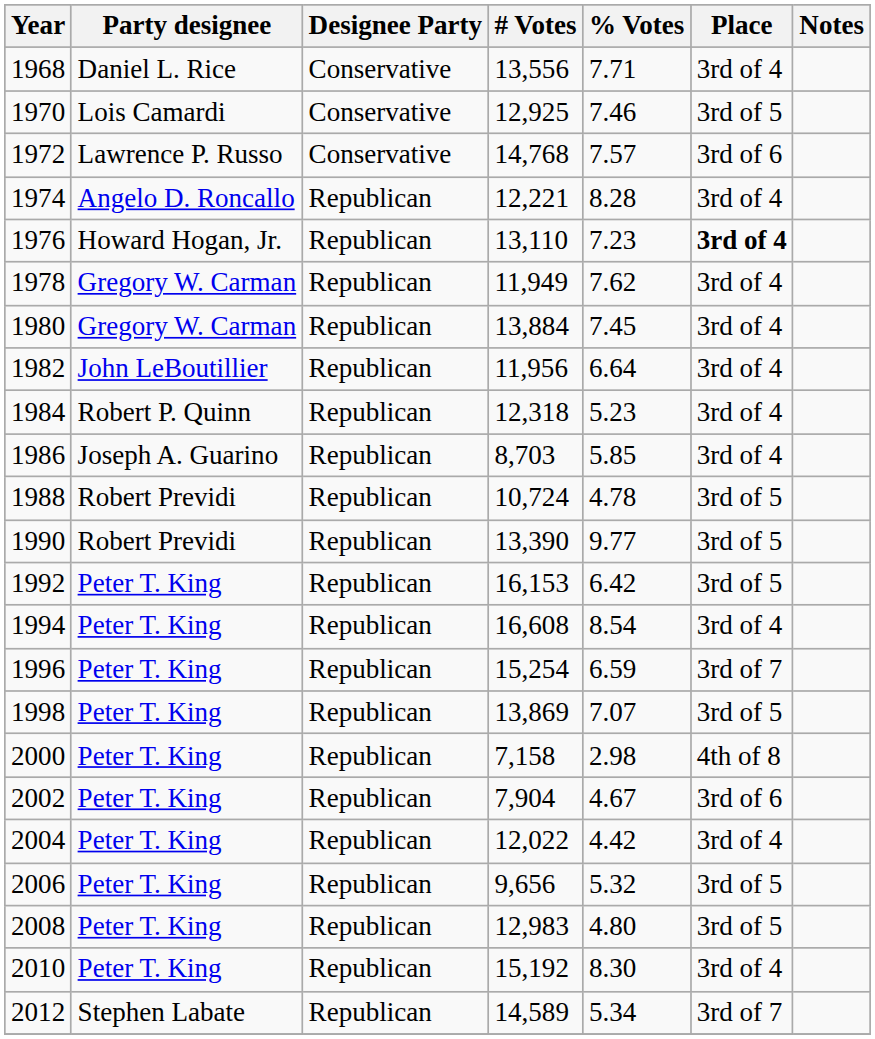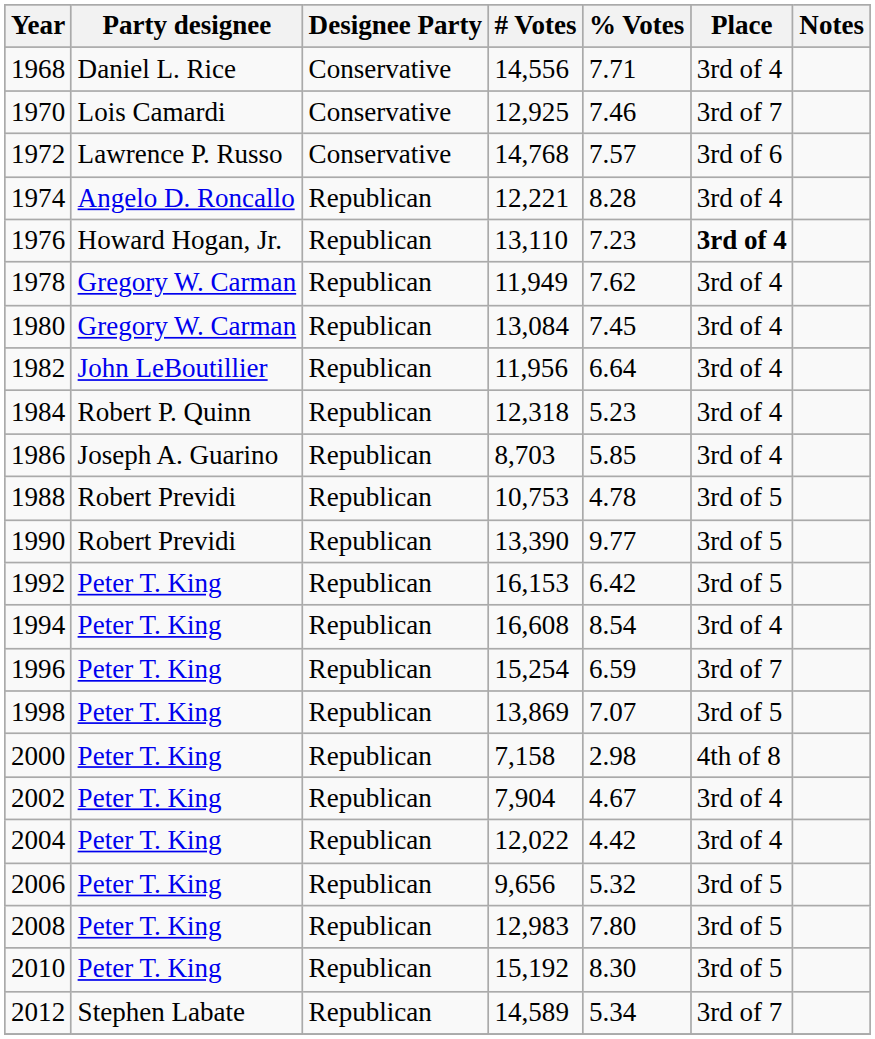(532, 68) 13,556 -> (532, 68) 14,556
(740, 111) 3rd of 5 -> (740, 111) 3rd of 7
(532, 326) 13,884 -> (532, 326) 13,084
(532, 497) 10,724 -> (532, 497) 10,753
(740, 797) 3rd of 6 -> (740, 797) 3rd of 4
(613, 926) 4.80 -> (613, 926) 7.80
(740, 969) 3rd of 4 -> (740, 969) 3rd of 5
